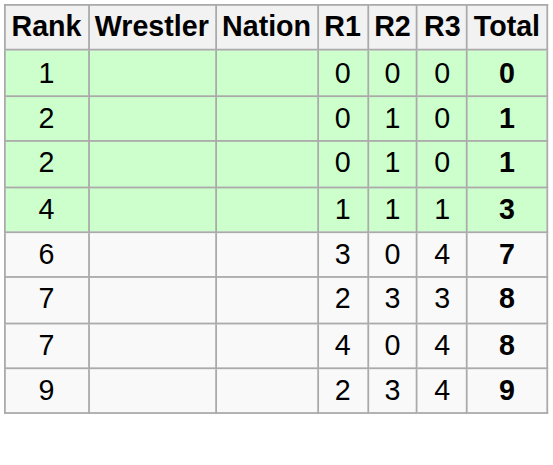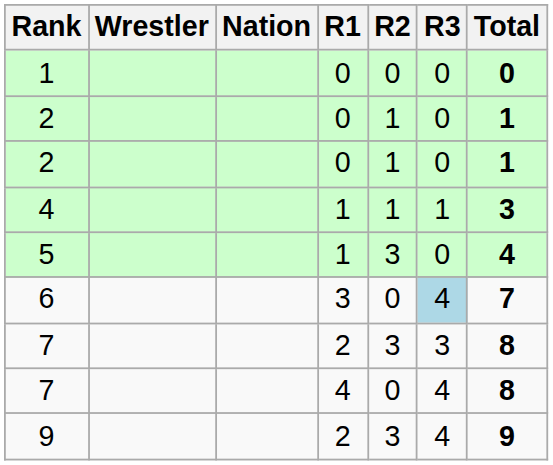+ row: (47, 254)
(442, 254) no background -> (442, 299) lightblue background
